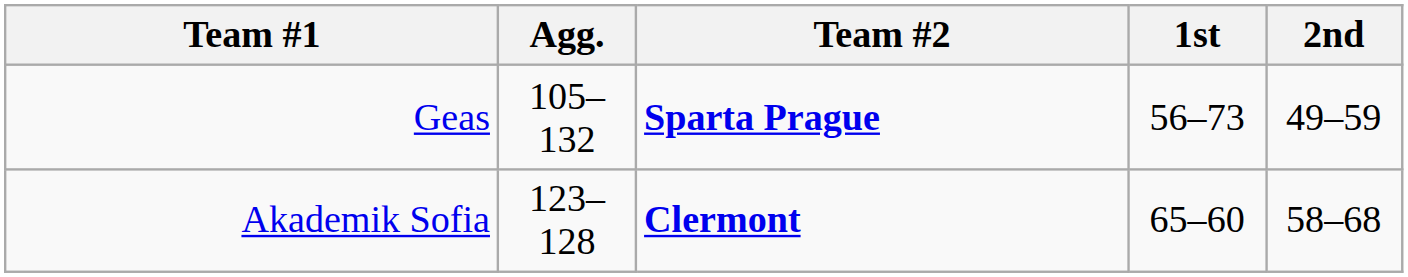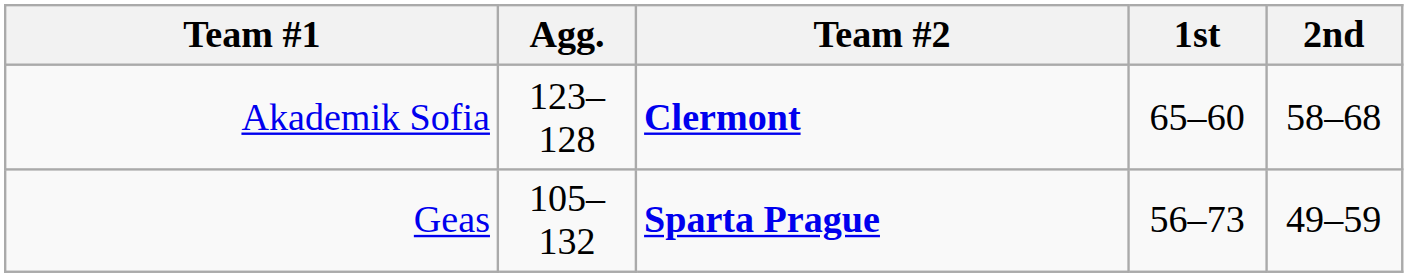rows swapped: (366, 219) <-> (452, 116)
